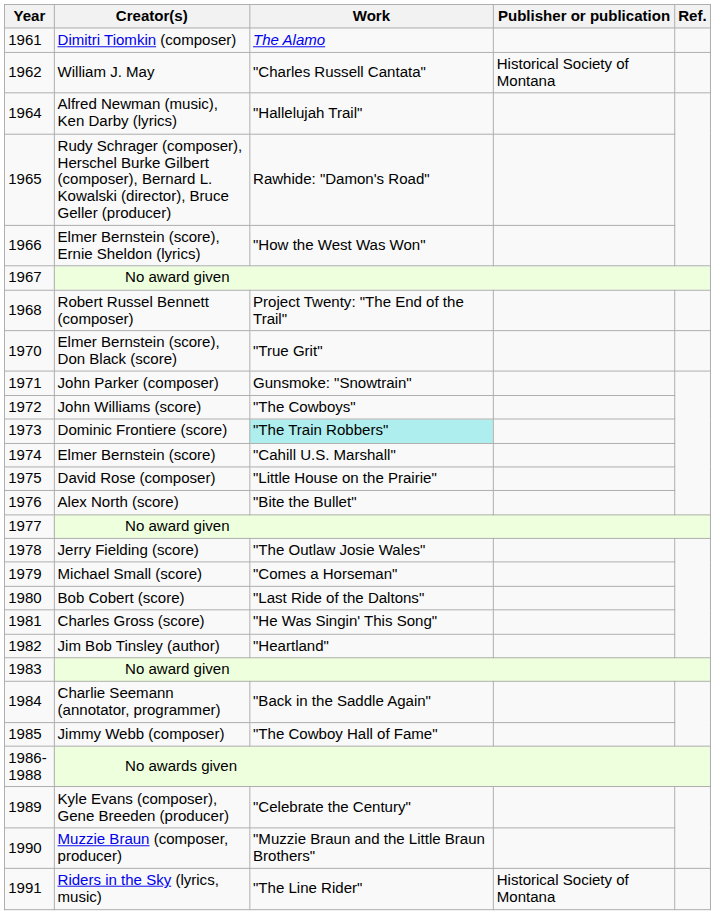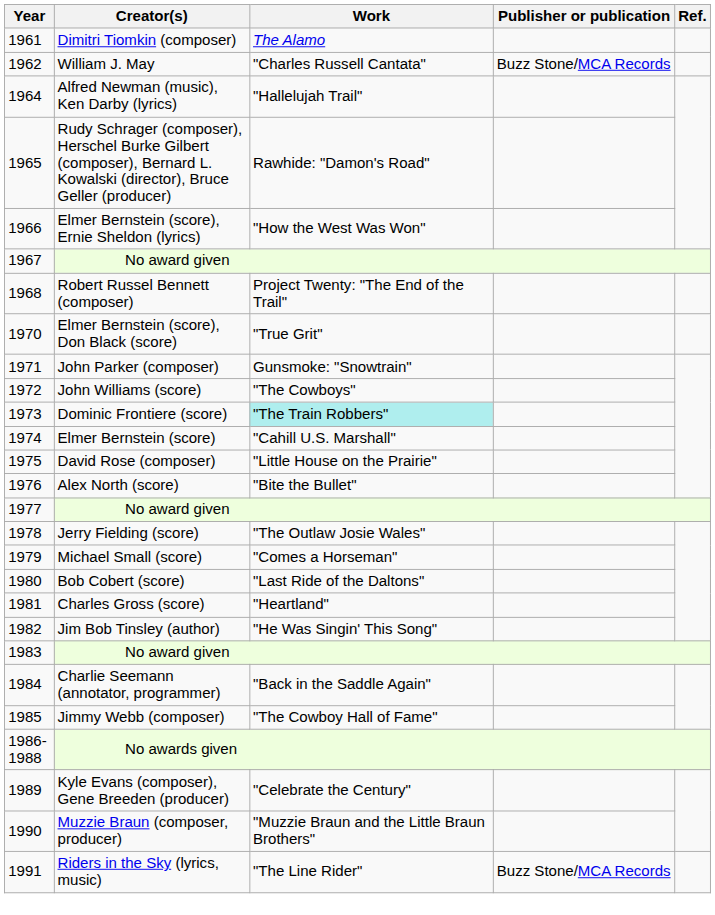(563, 72) Historical Society of Montana -> (584, 64) Buzz Stone/MCA Records
(345, 621) "He Was Singin' This Song" -> (291, 604) "Heartland"
(291, 645) "Heartland" -> (345, 628) "He Was Singin' This Song"
(563, 888) Historical Society of Montana -> (584, 871) Buzz Stone/MCA Records
